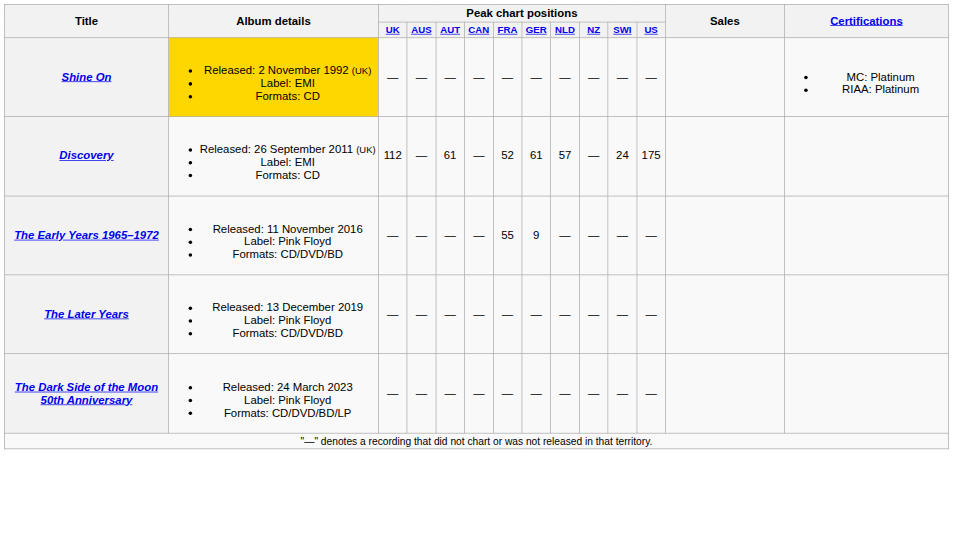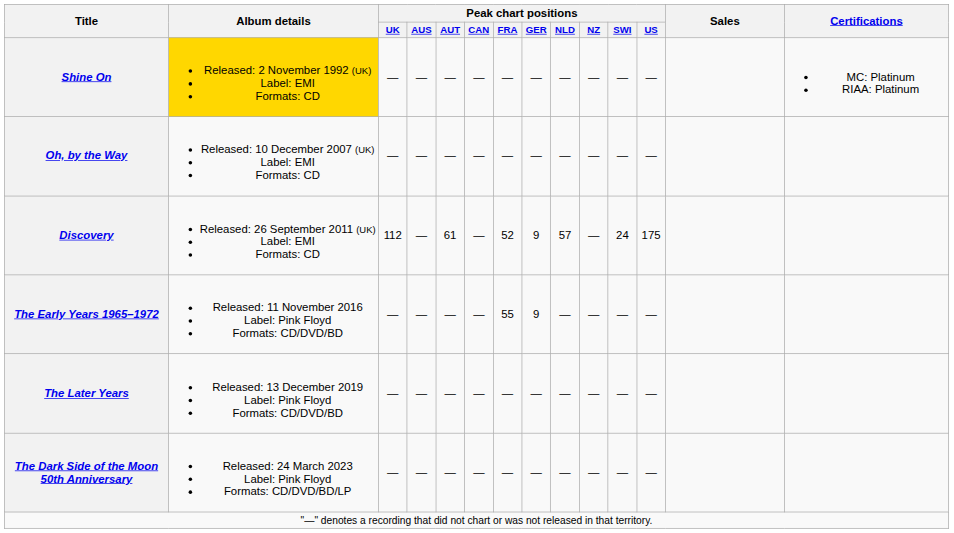+ row: (86, 156)
(536, 156) 61 -> (536, 235) 9
